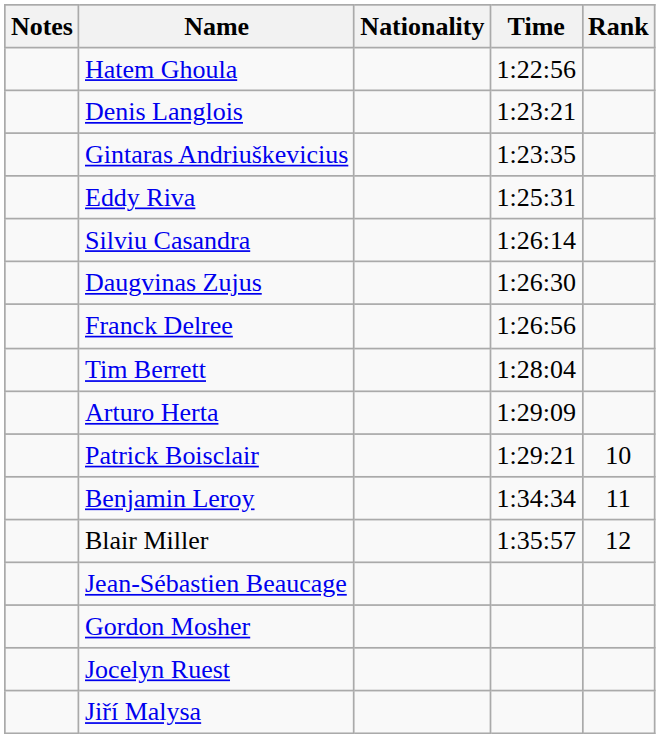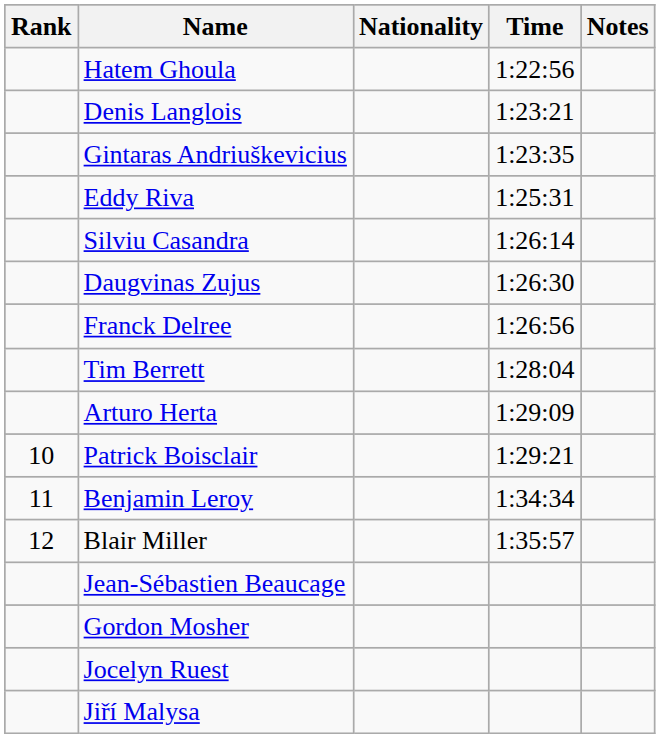columns swapped: (618, 26) <-> (42, 26)
